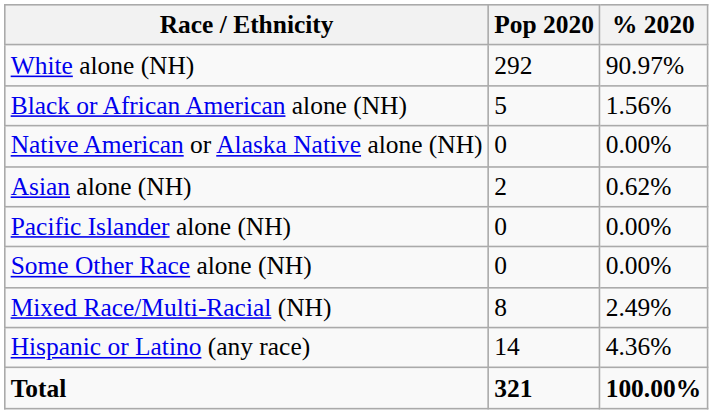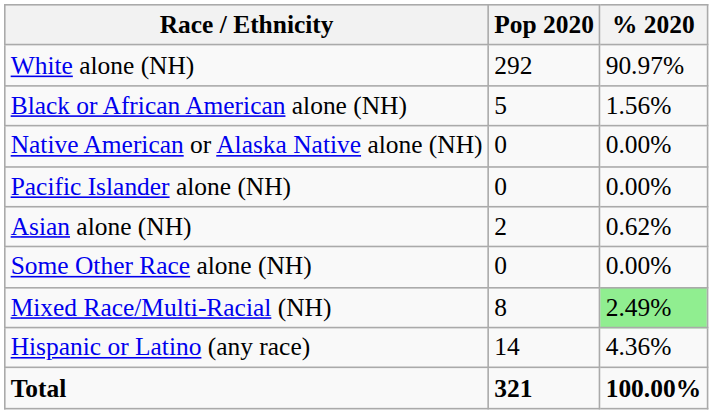rows swapped: (101, 186) <-> (151, 226)
(639, 307) no background -> (639, 307) lightgreen background
